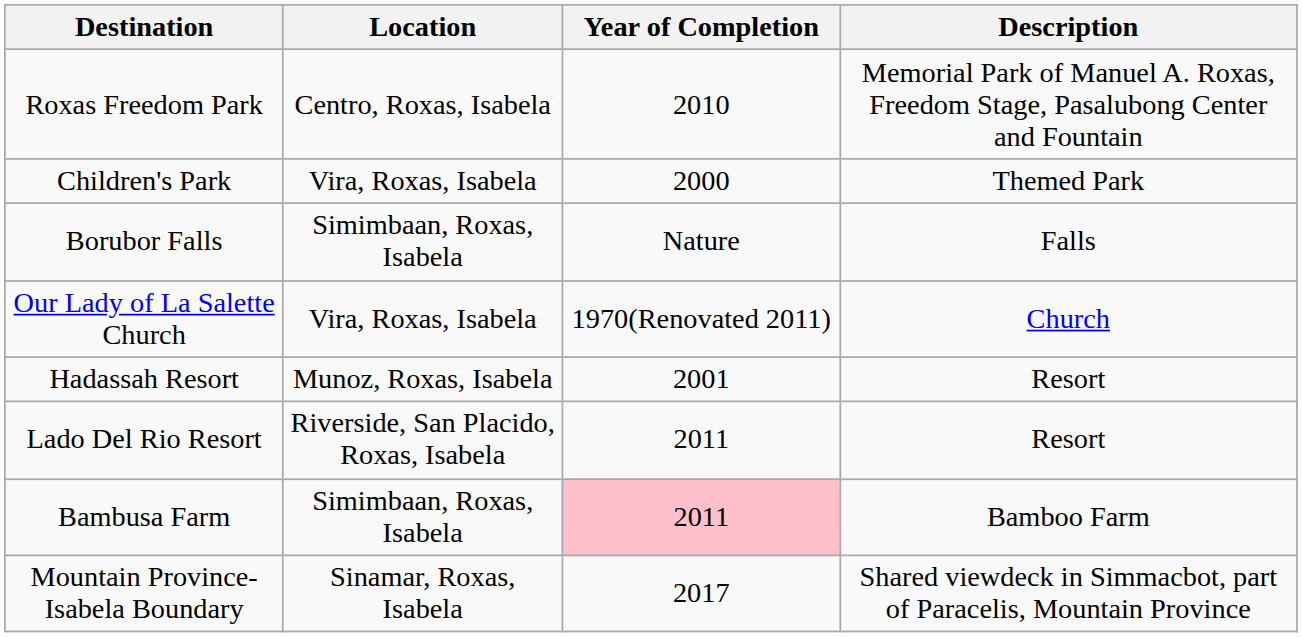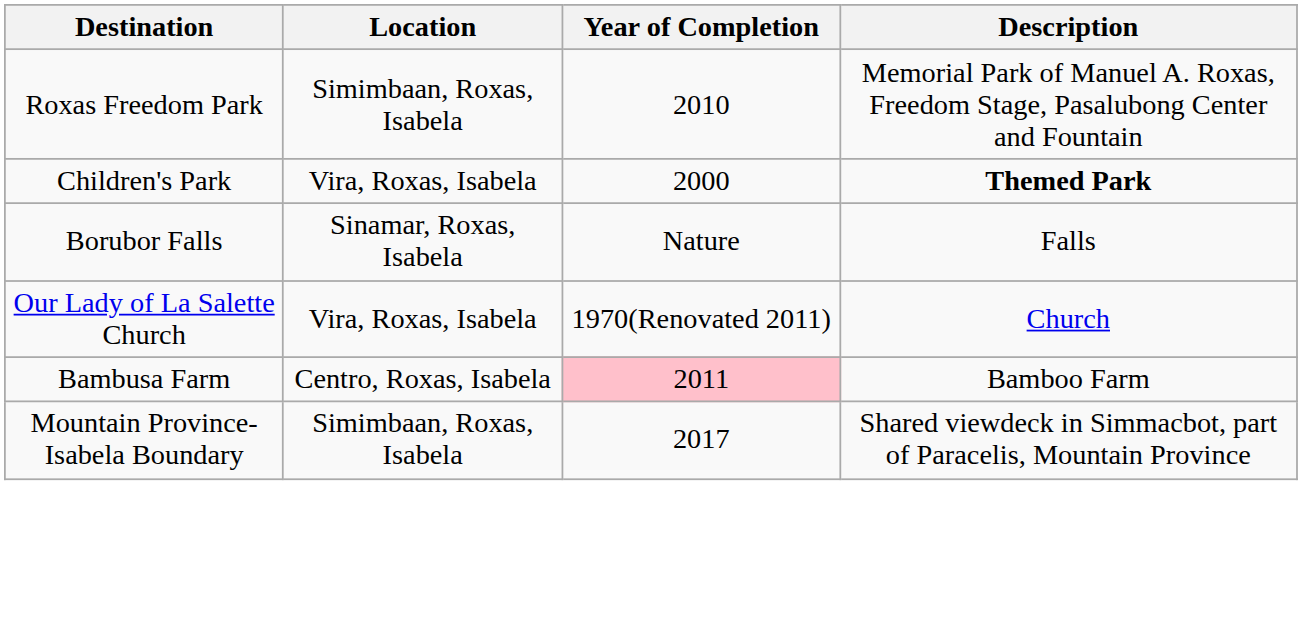(423, 103) Centro, Roxas, Isabela -> (423, 103) Simimbaan, Roxas, Isabela
(1068, 180) normal -> (1068, 180) bold
(423, 241) Simimbaan, Roxas, Isabela -> (423, 241) Sinamar, Roxas, Isabela
- row: (144, 378)
- row: (144, 439)
(423, 516) Simimbaan, Roxas, Isabela -> (423, 378) Centro, Roxas, Isabela
(423, 593) Sinamar, Roxas, Isabela -> (423, 439) Simimbaan, Roxas, Isabela
